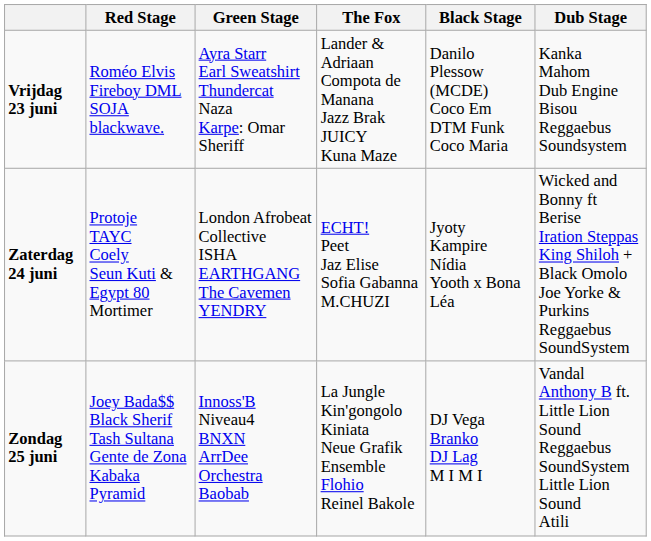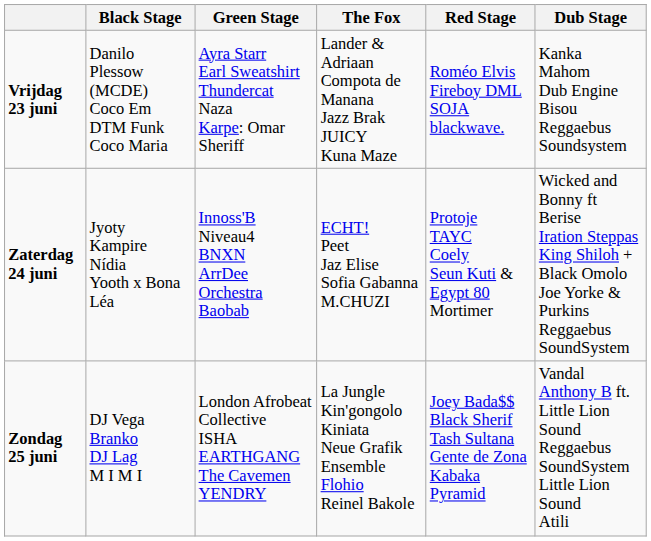columns swapped: (140, 17) <-> (480, 17)
(255, 264) London Afrobeat Collective ISHA EARTHGANG The Cavemen YENDRY -> (231, 264) Innoss'B Niveau4 BNXN ArrDee Orchestra Baobab
(231, 448) Innoss'B Niveau4 BNXN ArrDee Orchestra Baobab -> (255, 448) London Afrobeat Collective ISHA EARTHGANG The Cavemen YENDRY
